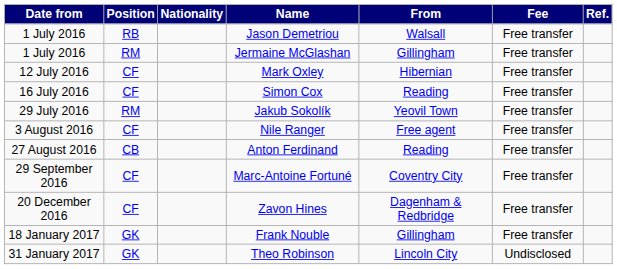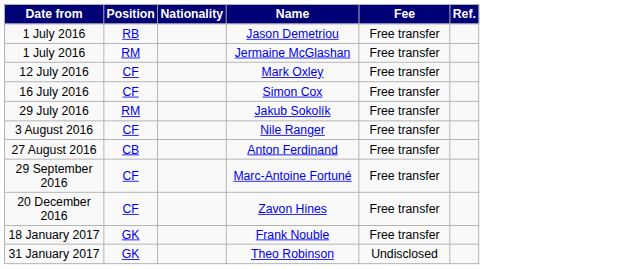- column: (426, 14)
